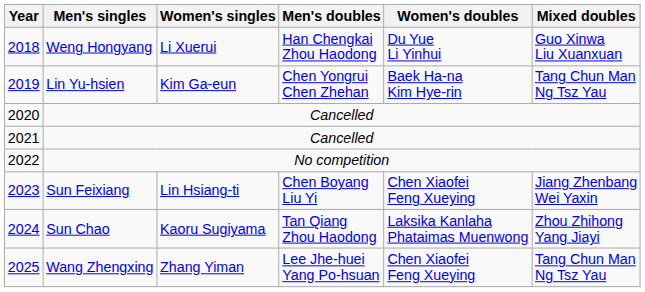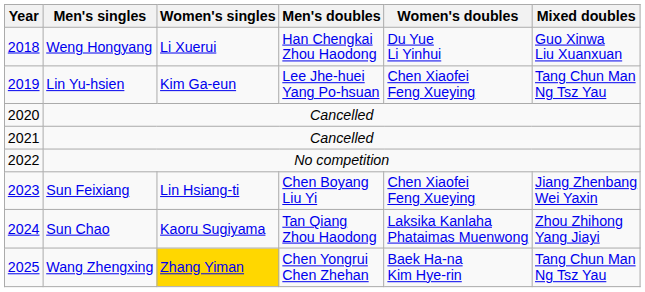(325, 85) Chen Yongrui Chen Zhehan -> (331, 85) Lee Jhe-huei Yang Po-hsuan
(425, 85) Baek Ha-na Kim Hye-rin -> (431, 85) Chen Xiaofei Feng Xueying
(202, 268) no background -> (202, 268) gold background
(331, 268) Lee Jhe-huei Yang Po-hsuan -> (325, 268) Chen Yongrui Chen Zhehan
(431, 268) Chen Xiaofei Feng Xueying -> (425, 268) Baek Ha-na Kim Hye-rin
